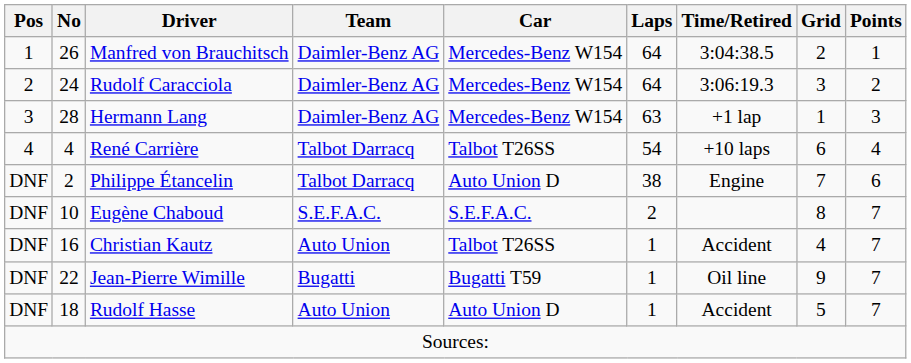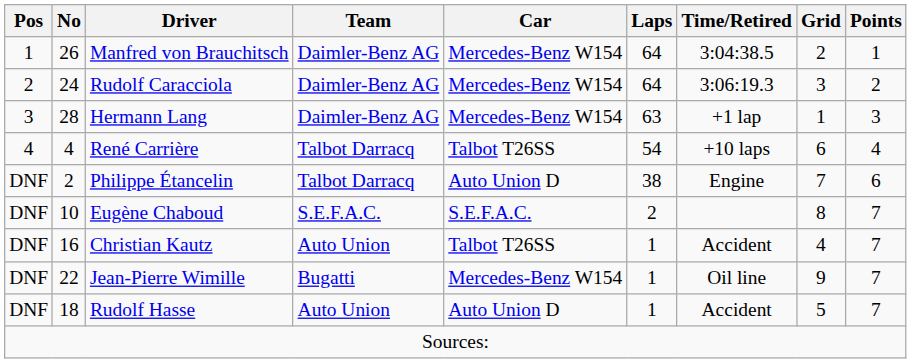(495, 277) Bugatti T59 -> (535, 277) Mercedes-Benz W154
